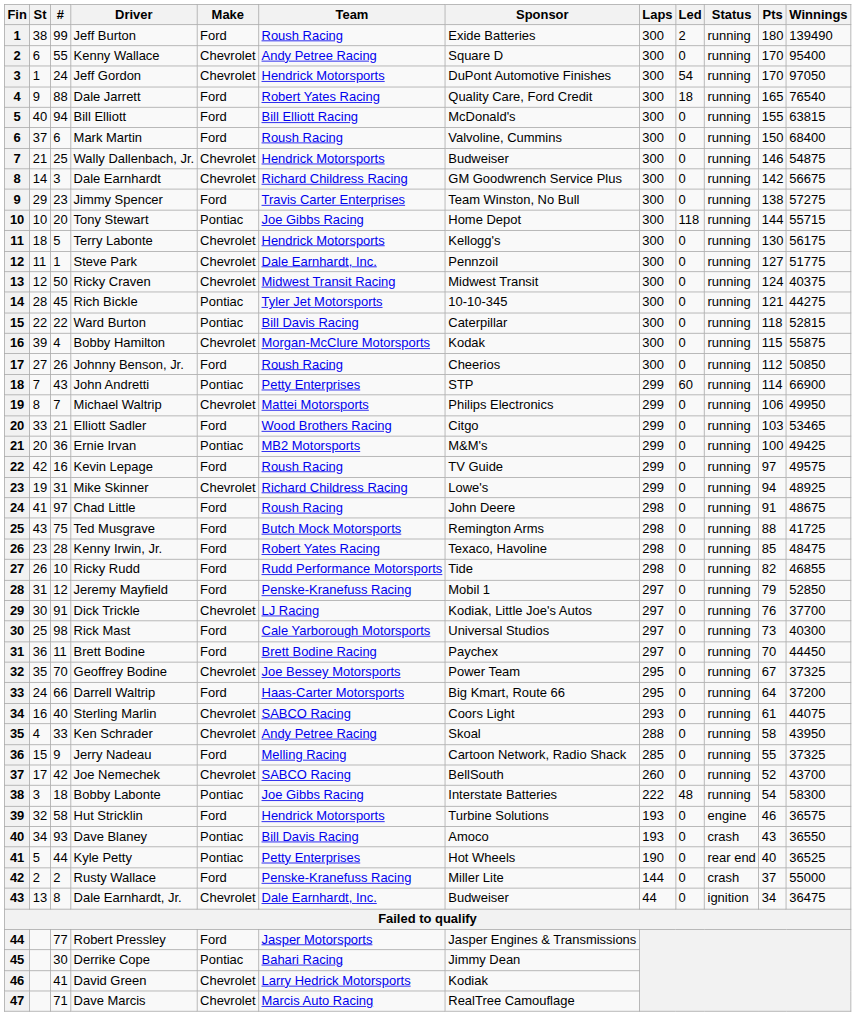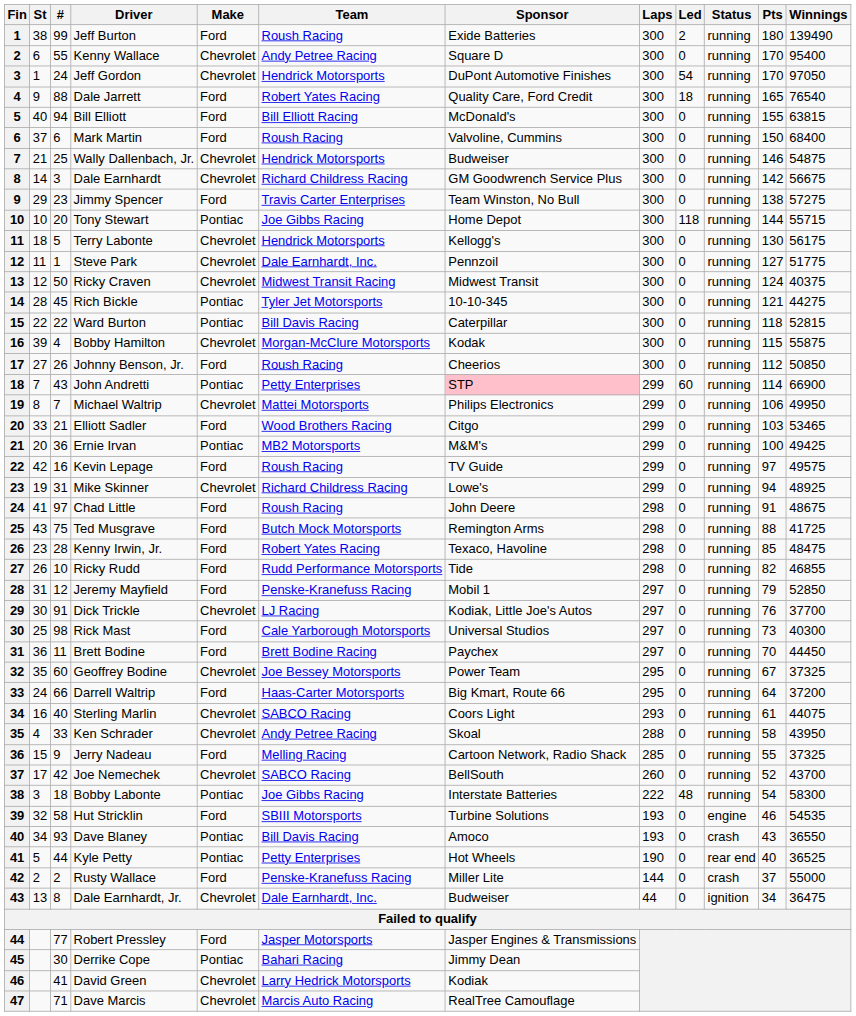(461, 384) no background -> (461, 384) pink background
(60, 672) 70 -> (60, 672) 60
(323, 816) Hendrick Motorsports -> (312, 816) SBIII Motorsports
(807, 816) 36575 -> (807, 816) 54535
